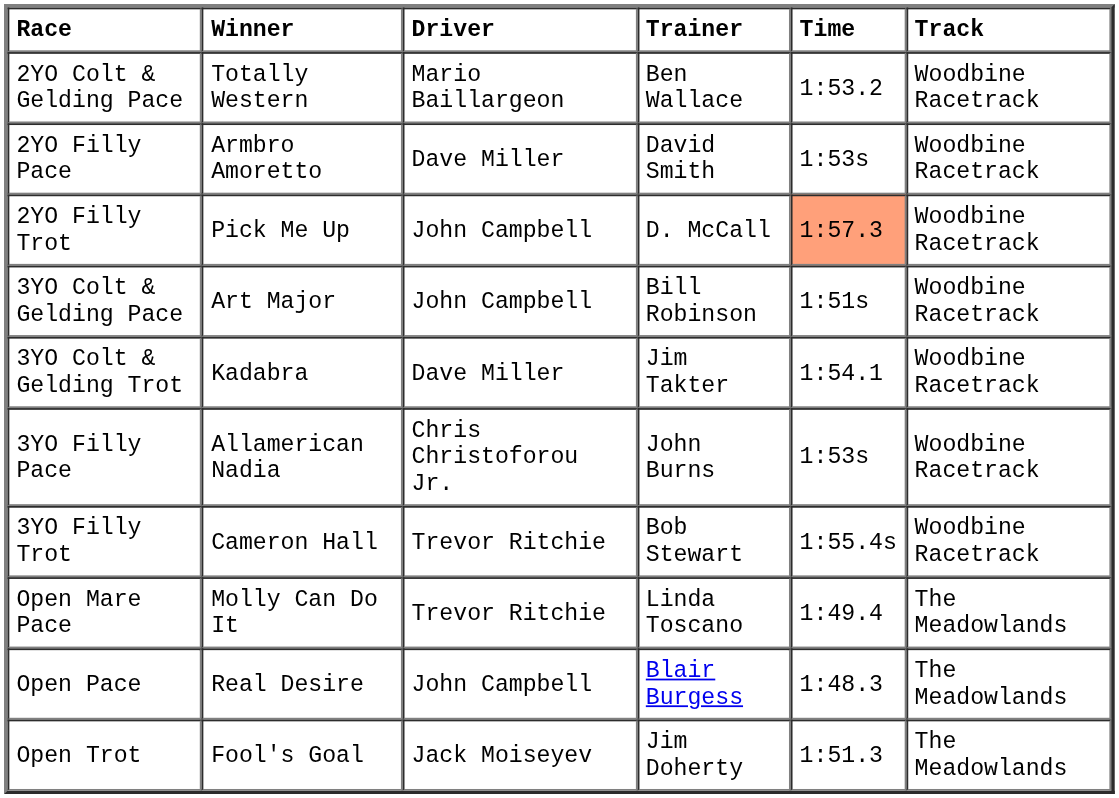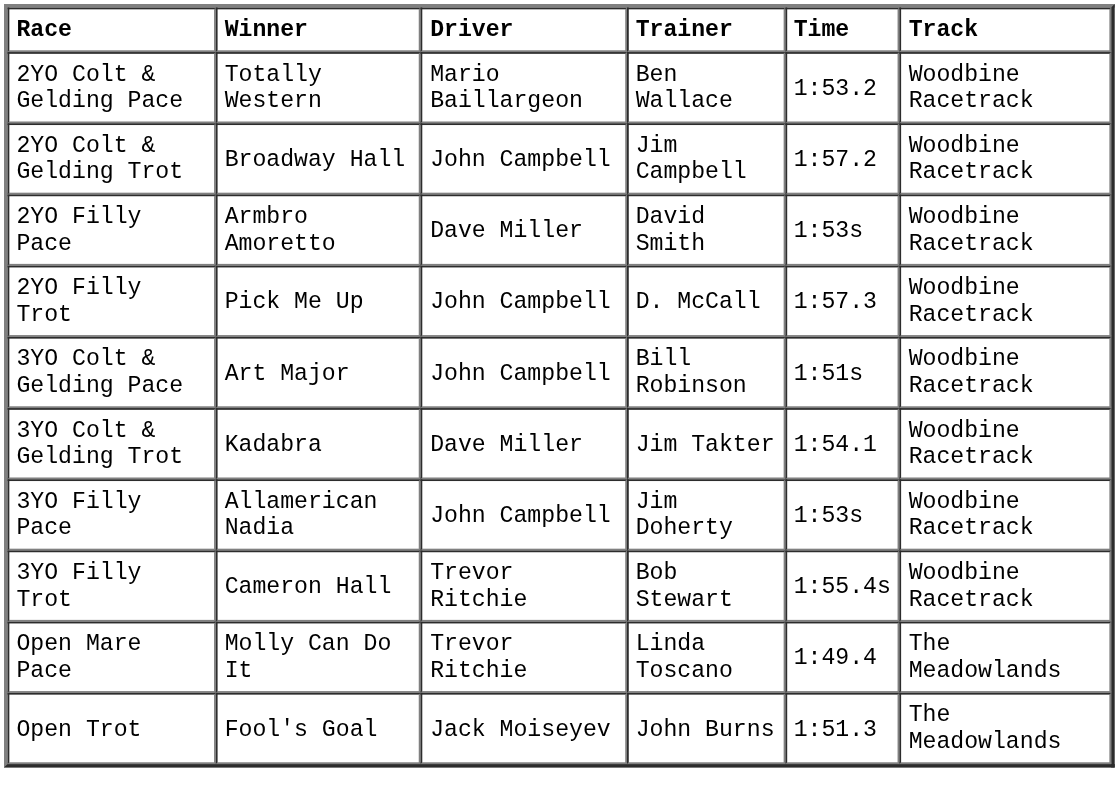+ row: (100, 159)
(841, 230) lightsalmon background -> (835, 301) no background
(495, 457) Chris Christoforou Jr. -> (520, 515) John Campbell
(681, 457) John Burns -> (684, 515) Jim Doherty
- row: (79, 684)
(694, 755) Jim Doherty -> (705, 728) John Burns
